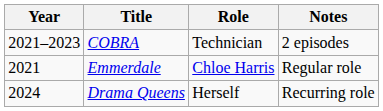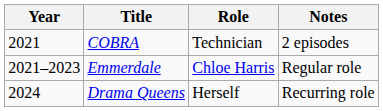(44, 42) 2021–2023 -> (24, 42) 2021
(24, 67) 2021 -> (44, 67) 2021–2023
